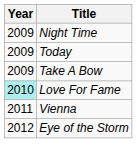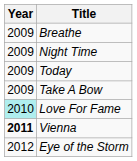+ row: (60, 33)
(20, 109) normal -> (20, 128) bold
